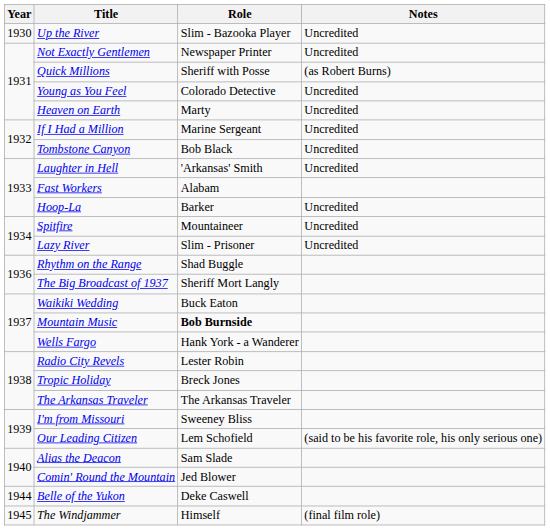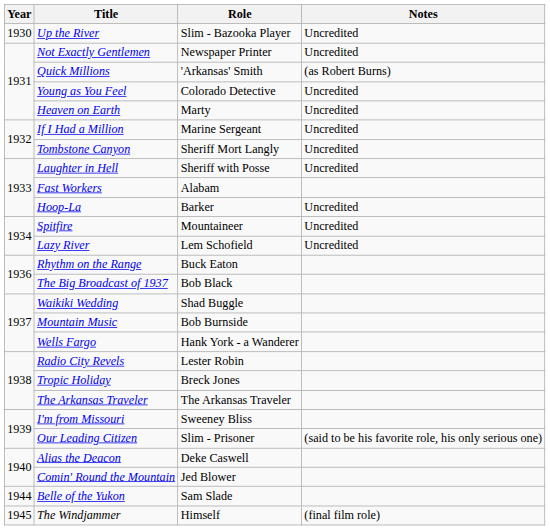(225, 71) Sheriff with Posse -> (222, 71) 'Arkansas' Smith
(207, 149) Bob Black -> (230, 149) Sheriff Mort Langly
(222, 168) 'Arkansas' Smith -> (225, 168) Sheriff with Posse
(218, 245) Slim - Prisoner -> (217, 245) Lem Schofield
(212, 264) Shad Buggle -> (209, 264) Buck Eaton
(230, 284) Sheriff Mort Langly -> (207, 284) Bob Black
(209, 303) Buck Eaton -> (212, 303) Shad Buggle
(216, 322) bold -> (214, 322) normal
(217, 438) Lem Schofield -> (218, 438) Slim - Prisoner
(207, 457) Sam Slade -> (215, 457) Deke Caswell
(215, 496) Deke Caswell -> (207, 496) Sam Slade
